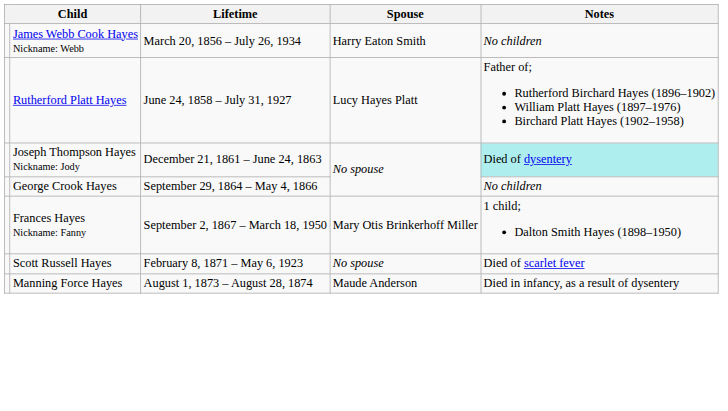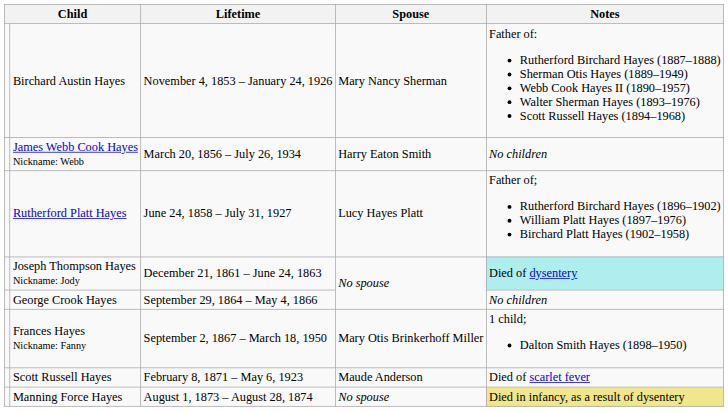+ row: (69, 80)
(358, 263) No spouse -> (380, 377) Maude Anderson
(375, 283) Maude Anderson -> (364, 396) No spouse
(581, 283) no background -> (587, 396) khaki background
